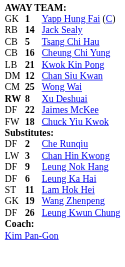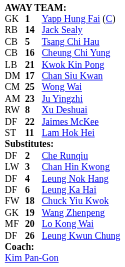(30, 76) 12 -> (30, 76) 17
+ row: (62, 98)
(13, 98) bold -> (12, 110) normal
rows swapped: (68, 190) <-> (75, 121)
(27, 167) 9 -> (27, 178) 4
+ row: (68, 224)
